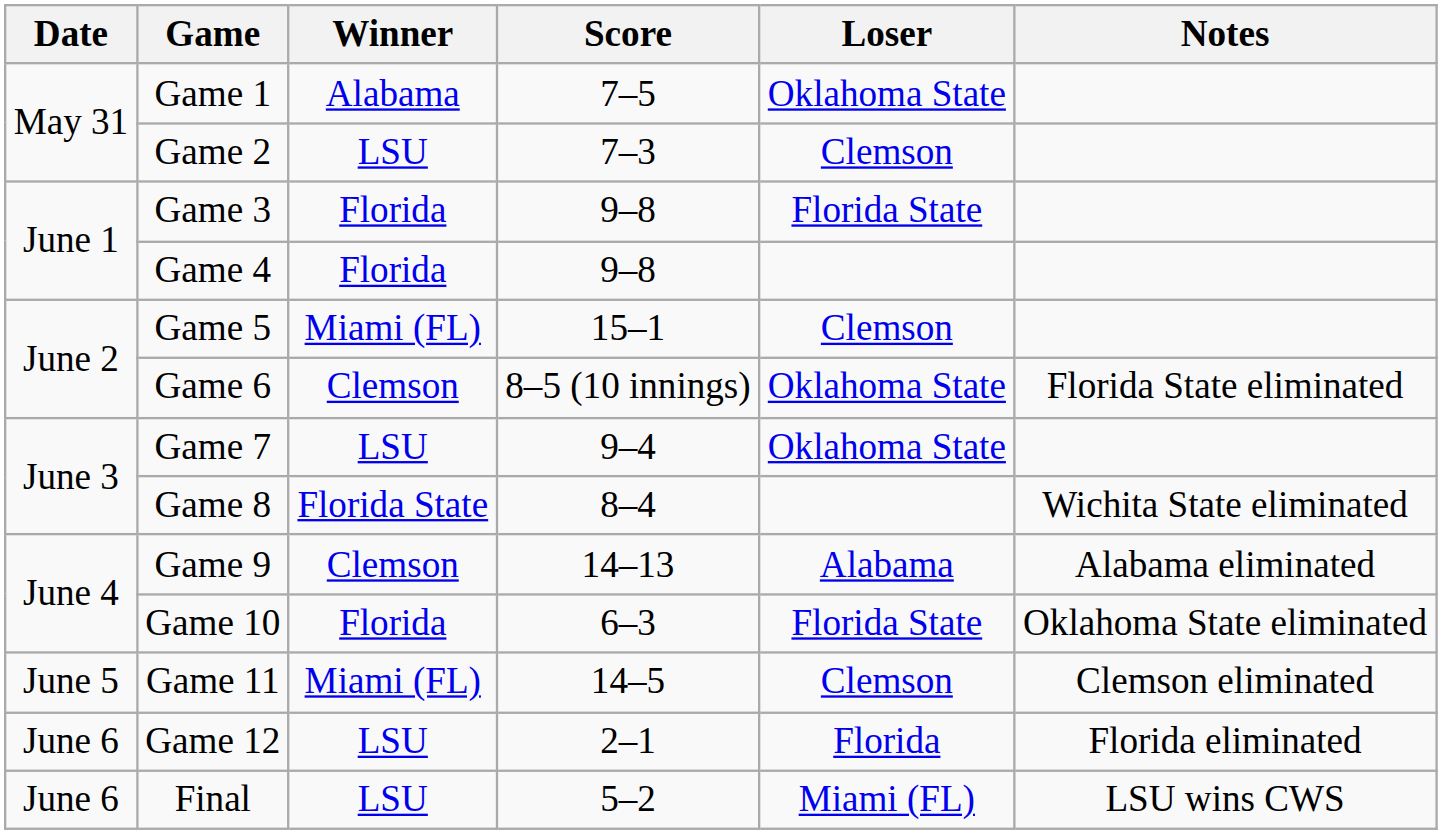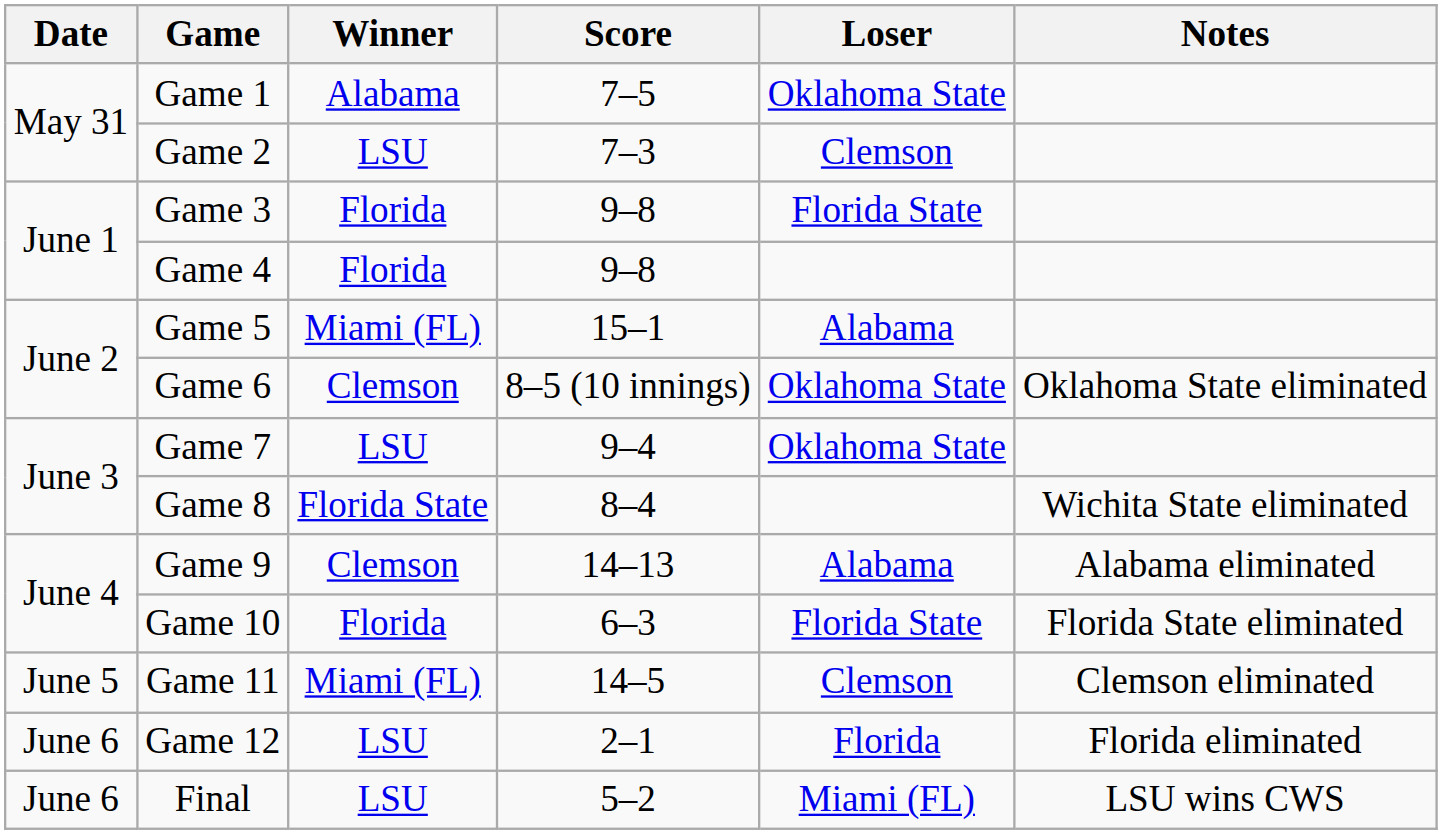(887, 328) Clemson -> (887, 328) Alabama
(1225, 387) Florida State eliminated -> (1225, 387) Oklahoma State eliminated
(1225, 622) Oklahoma State eliminated -> (1225, 622) Florida State eliminated
